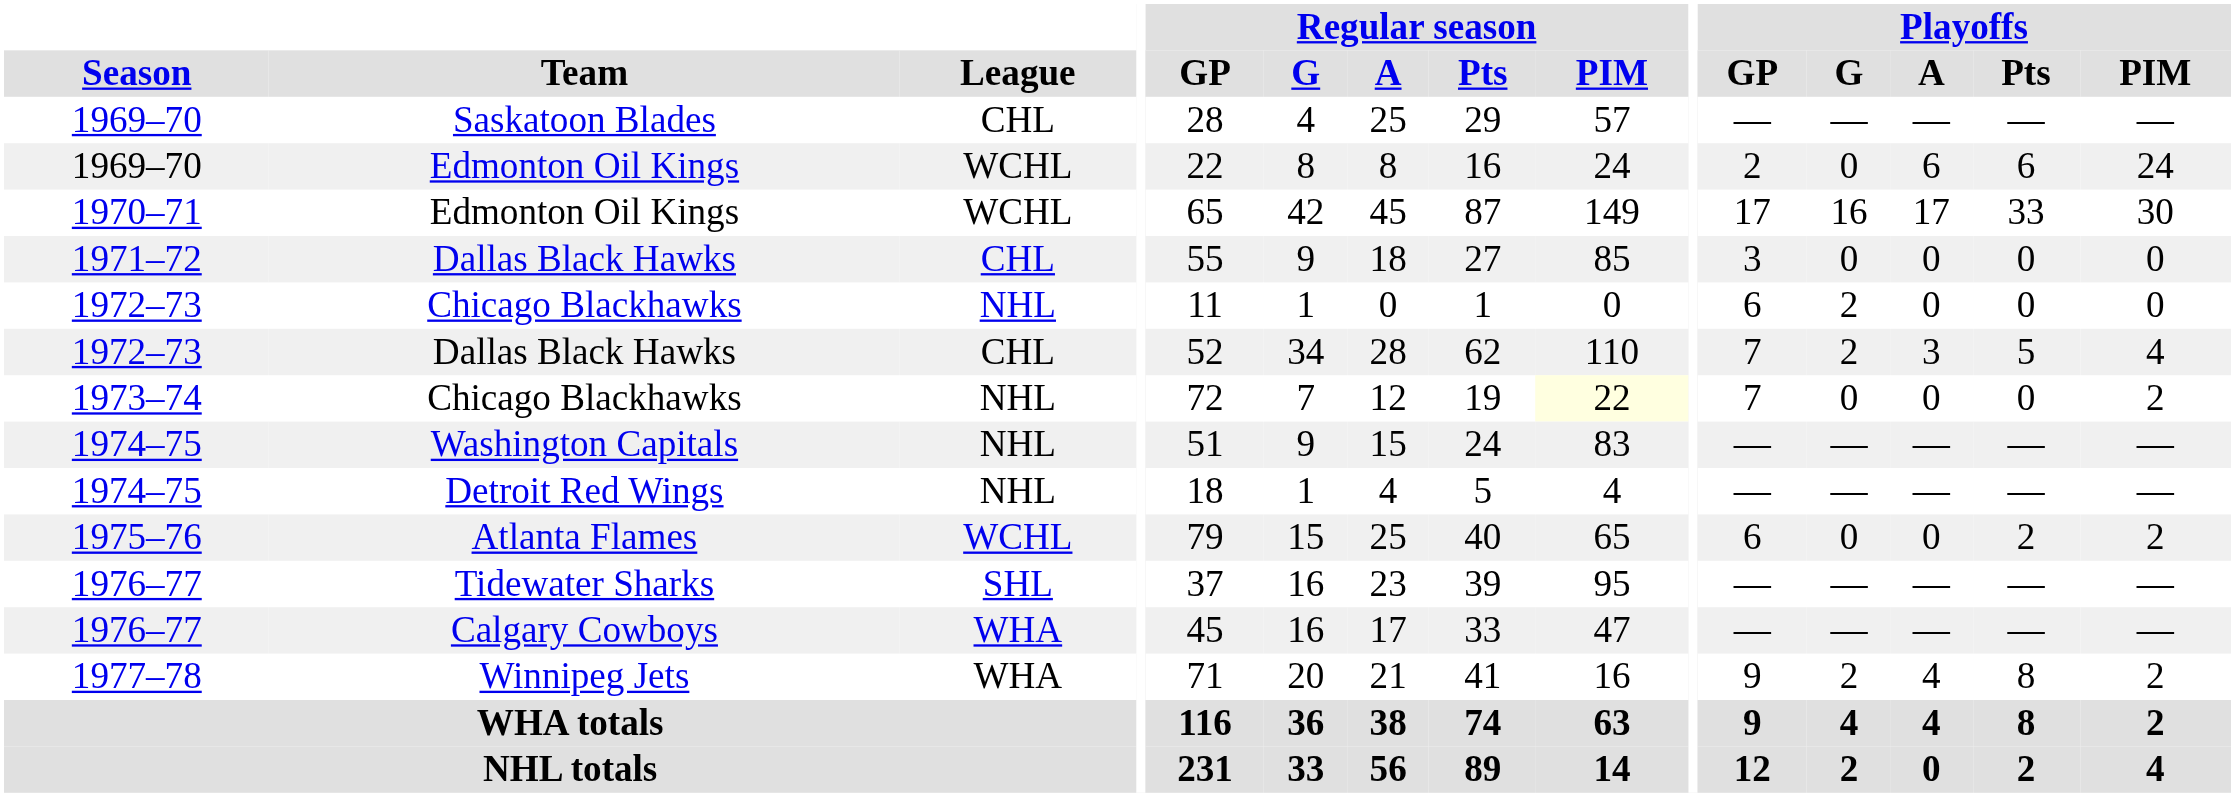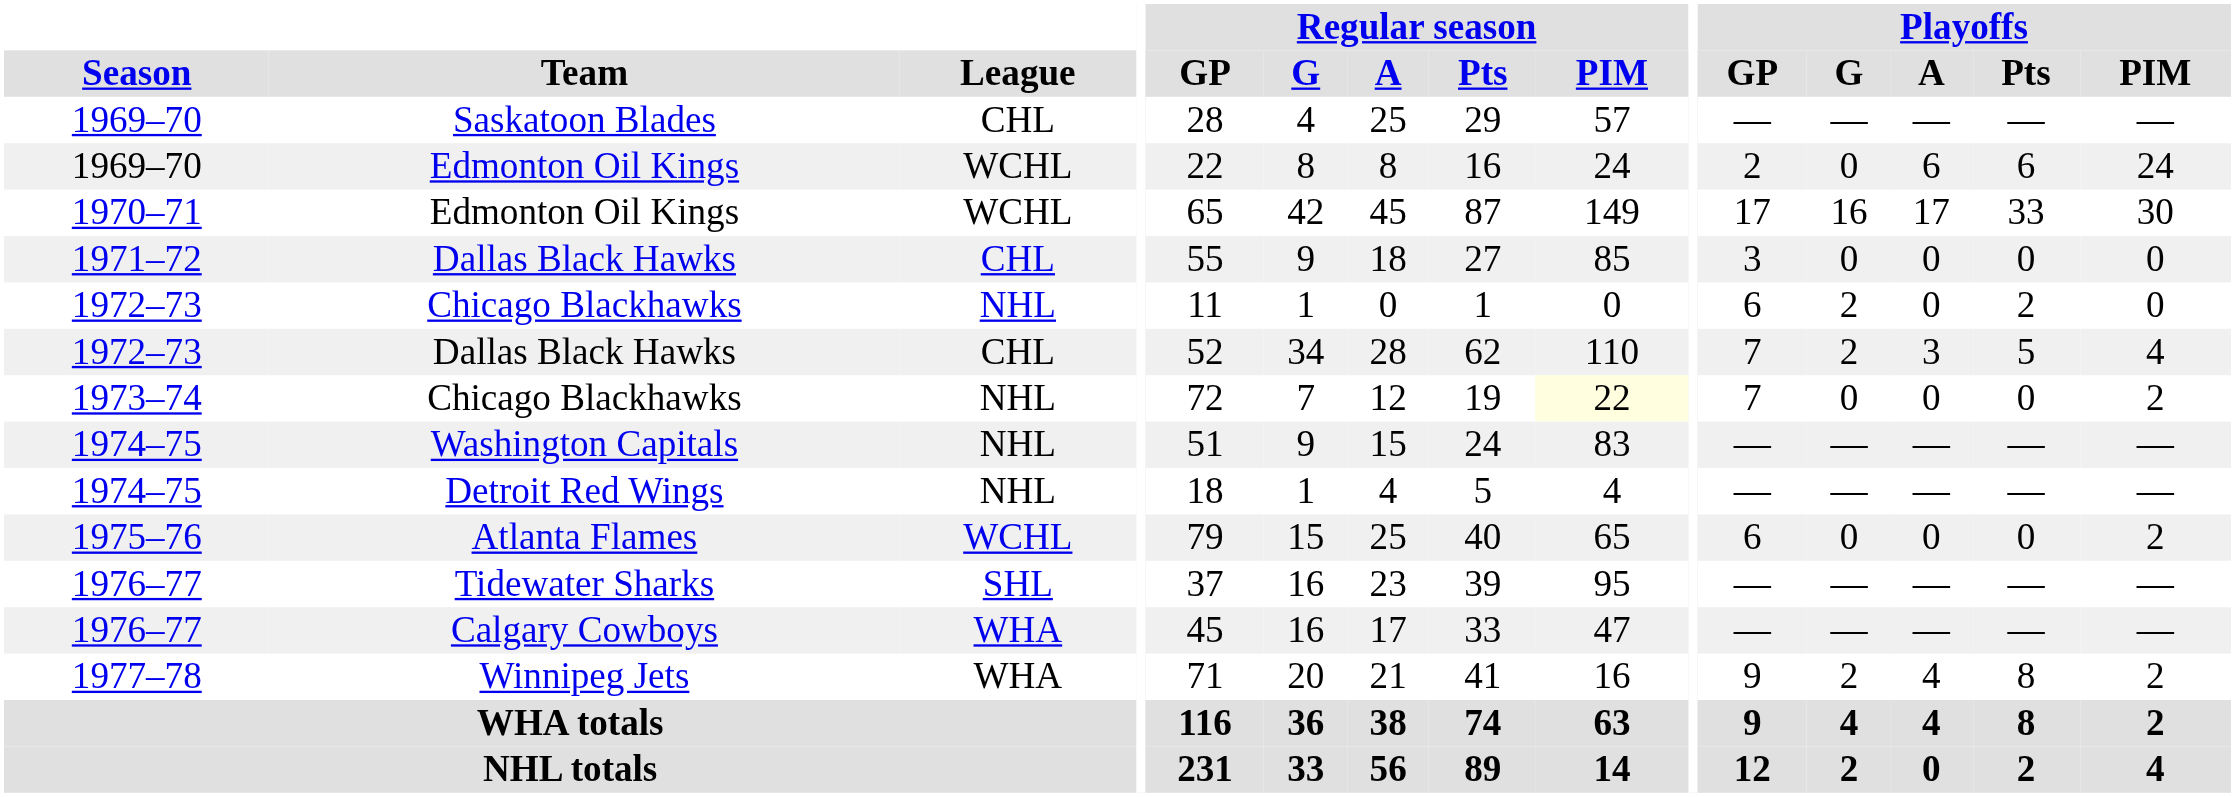(2026, 304) 0 -> (2026, 304) 2
(2026, 536) 2 -> (2026, 536) 0
